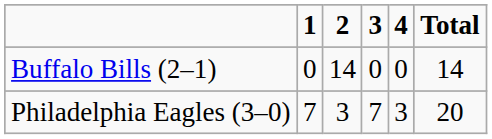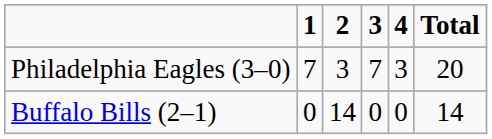rows swapped: (151, 111) <-> (114, 68)
